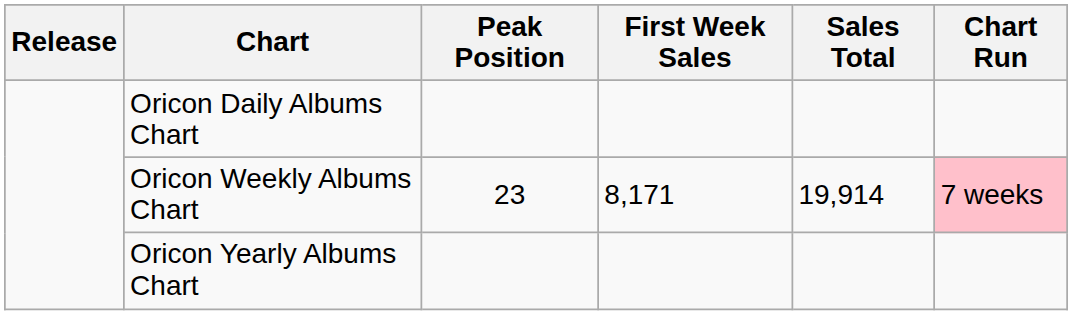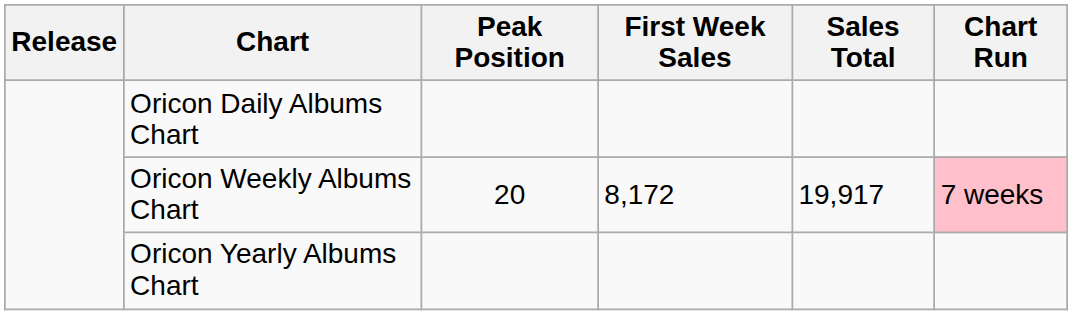(510, 194) 23 -> (510, 194) 20
(639, 194) 8,171 -> (639, 194) 8,172
(841, 194) 19,914 -> (841, 194) 19,917
